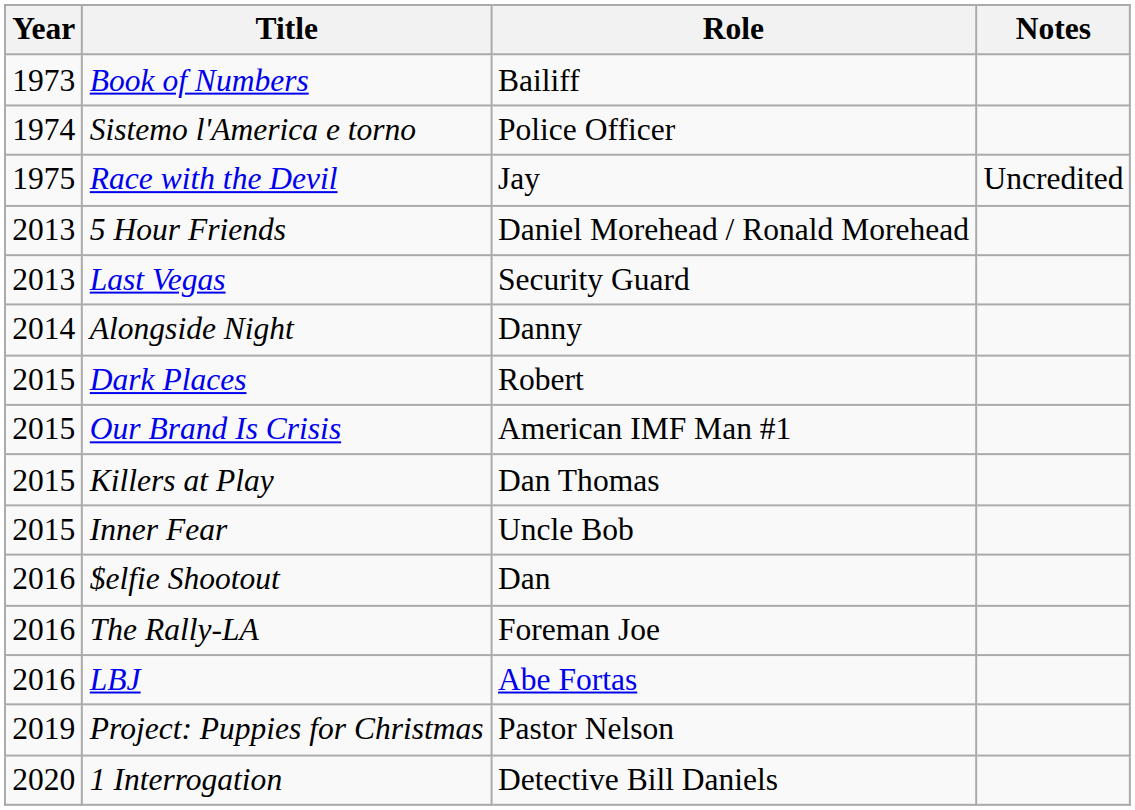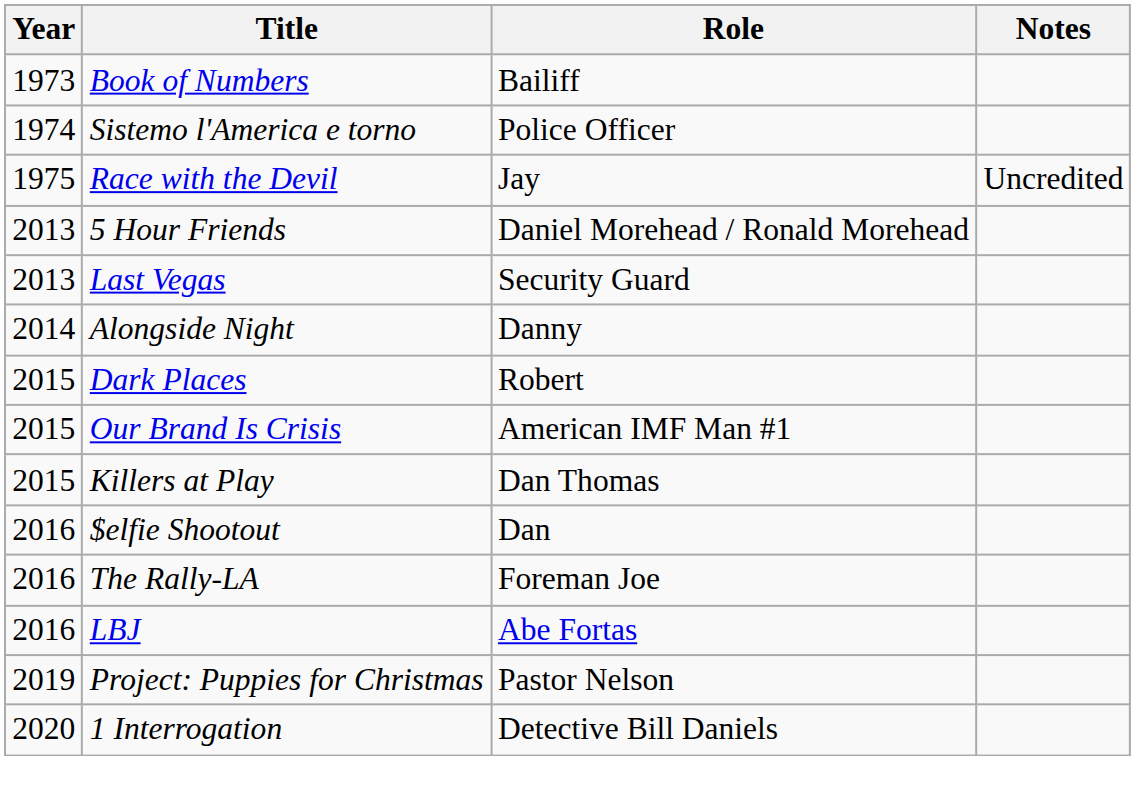- row: (159, 529)
